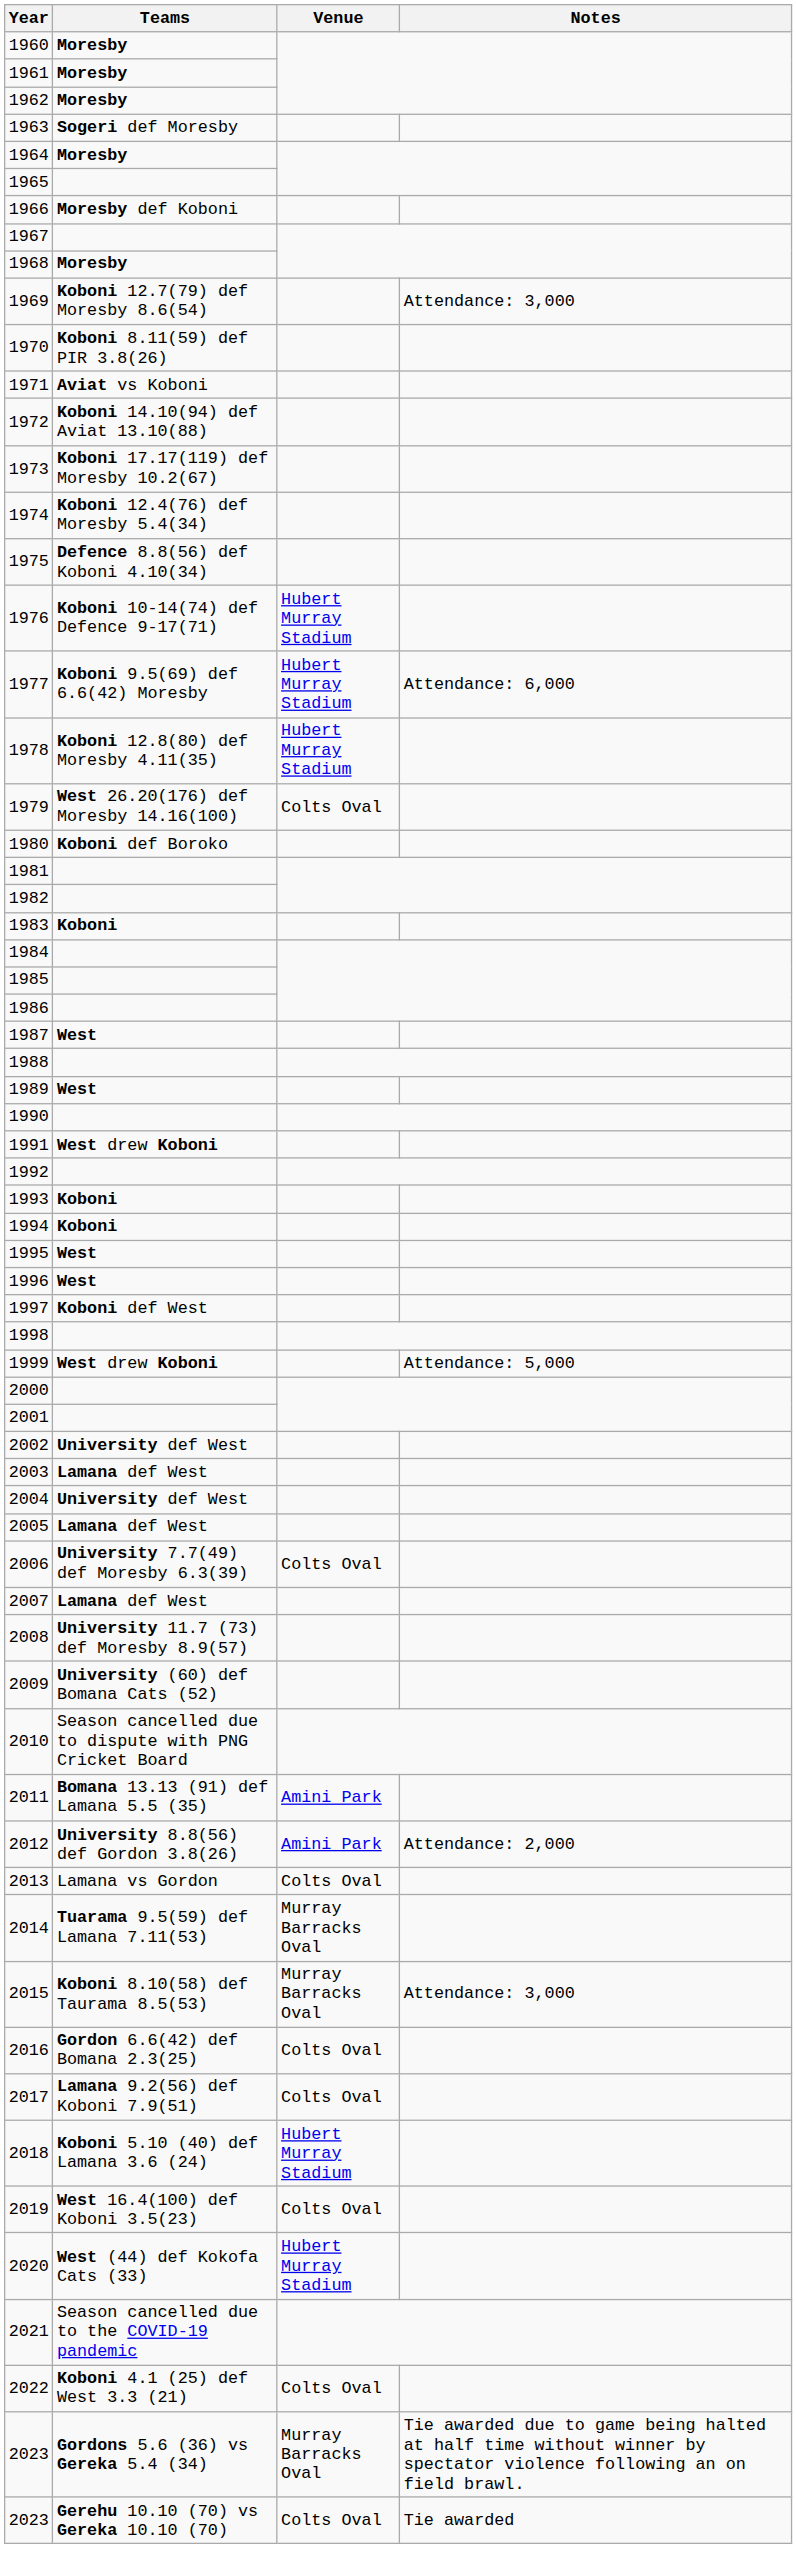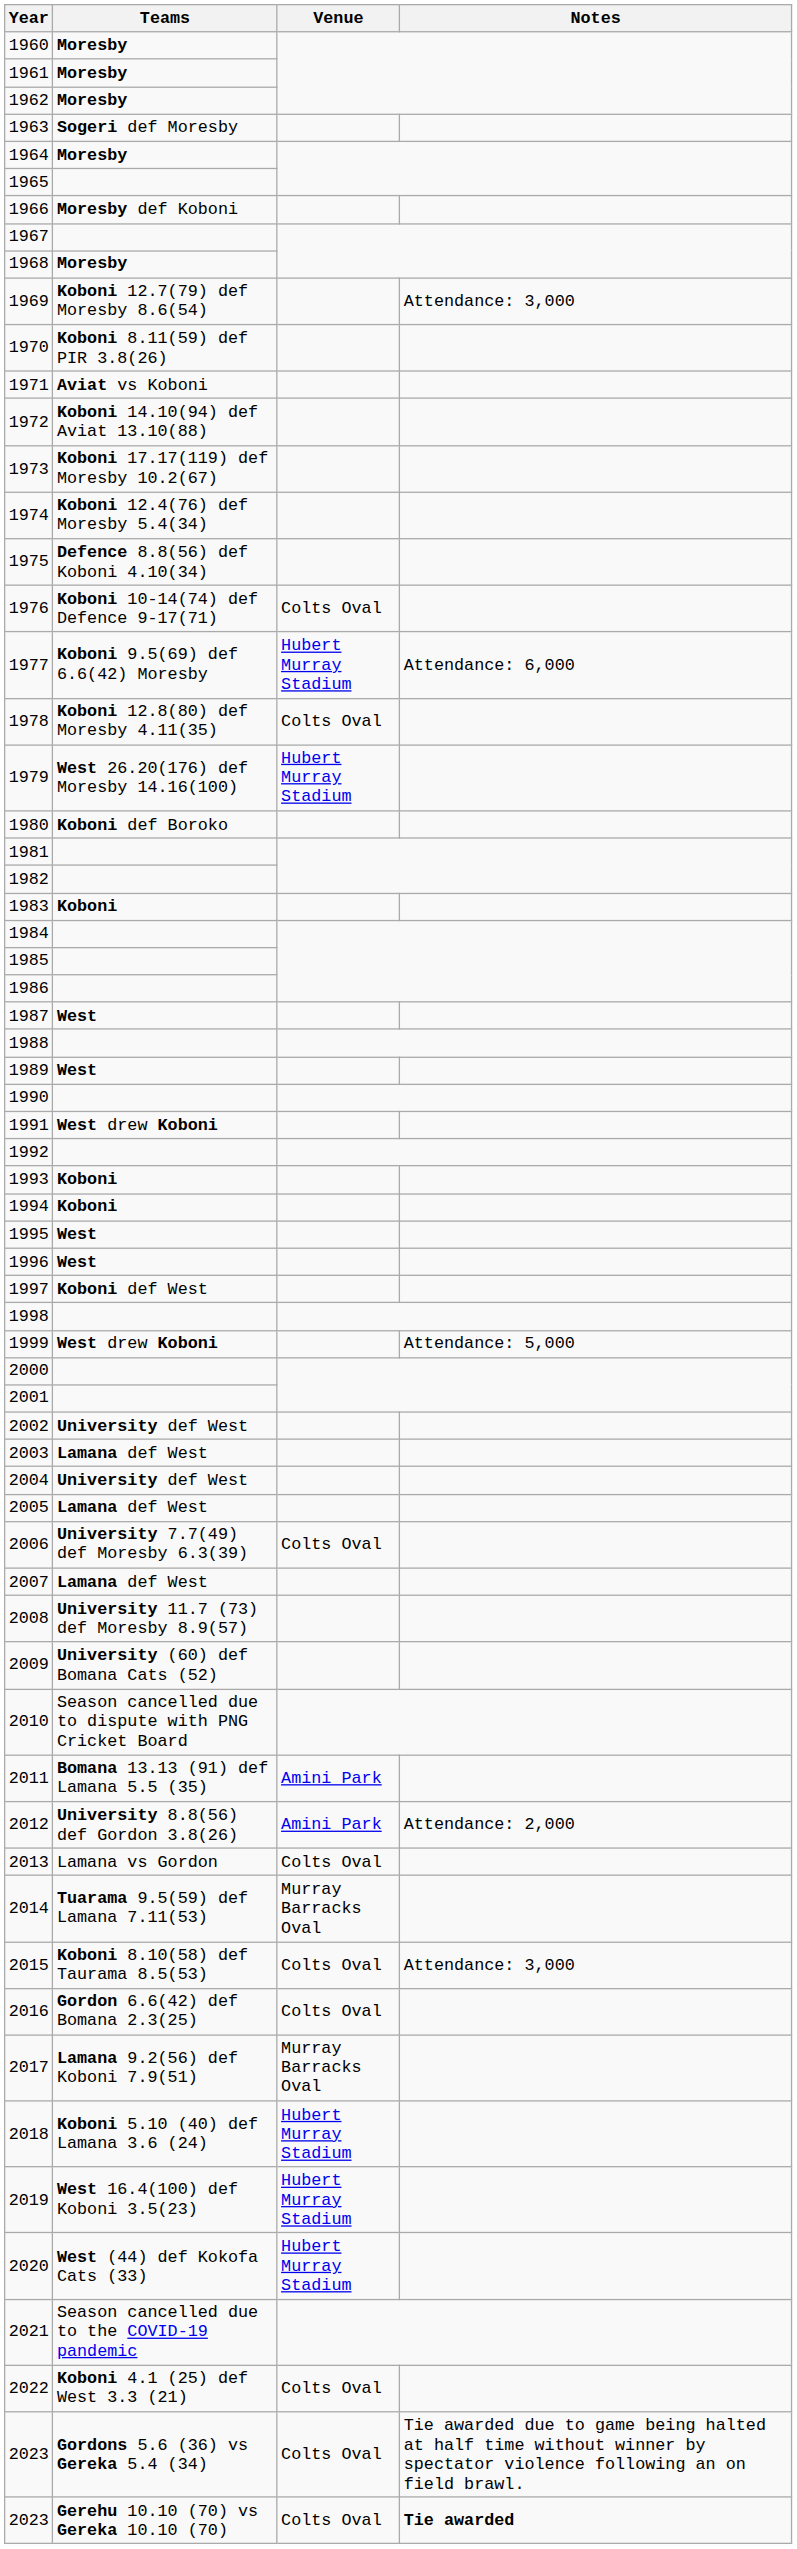(316, 618) Hubert Murray Stadium -> (331, 609) Colts Oval
(316, 750) Hubert Murray Stadium -> (331, 721) Colts Oval
(331, 807) Colts Oval -> (316, 778) Hubert Murray Stadium
(321, 1994) Murray Barracks Oval -> (331, 1965) Colts Oval
(331, 2097) Colts Oval -> (321, 2068) Murray Barracks Oval
(331, 2210) Colts Oval -> (316, 2200) Hubert Murray Stadium
(321, 2454) Murray Barracks Oval -> (331, 2454) Colts Oval
(459, 2521) normal -> (459, 2521) bold
